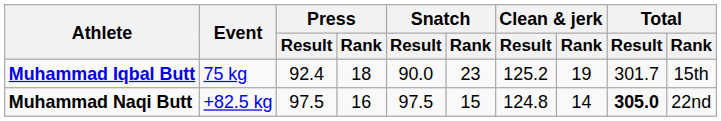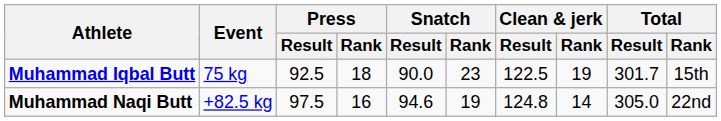(307, 74) 92.4 -> (307, 74) 92.5
(526, 74) 125.2 -> (526, 74) 122.5
(416, 102) 97.5 -> (416, 102) 94.6
(470, 102) 15 -> (470, 102) 19
(637, 102) bold -> (637, 102) normal
